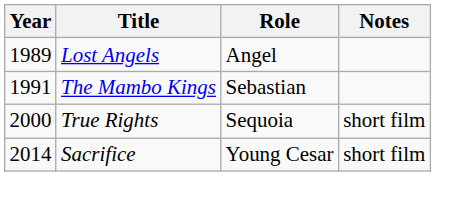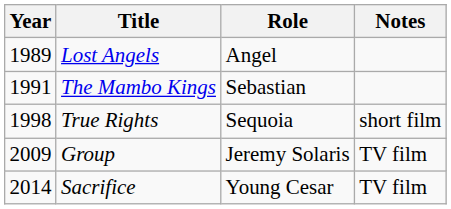(30, 120) 2000 -> (30, 120) 1998
+ row: (88, 154)
(384, 154) short film -> (393, 187) TV film
